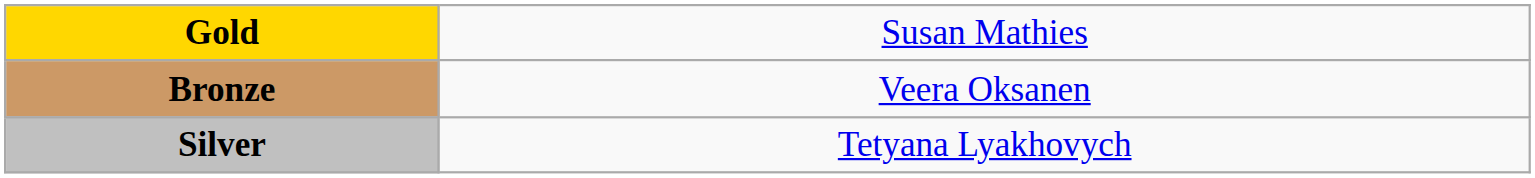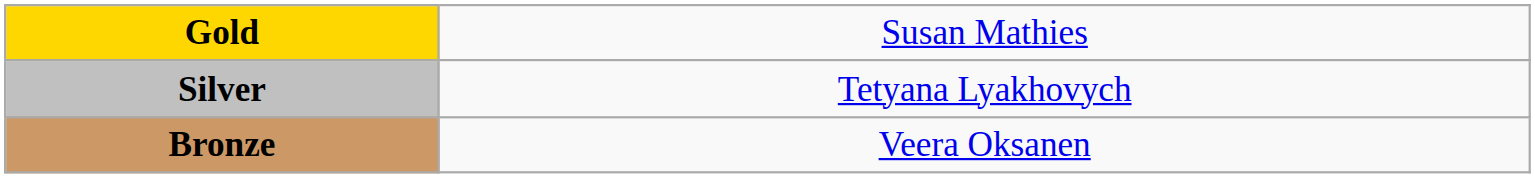rows swapped: (222, 144) <-> (222, 88)
